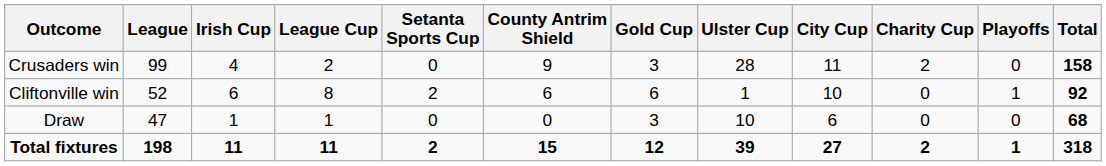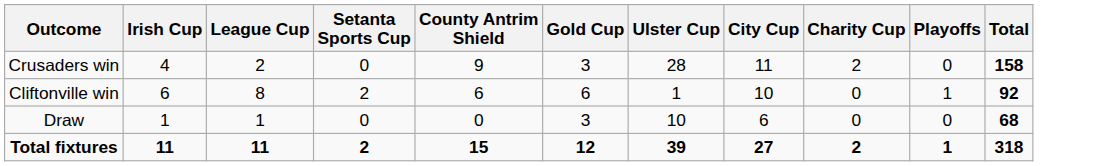- column: (158, 28)
